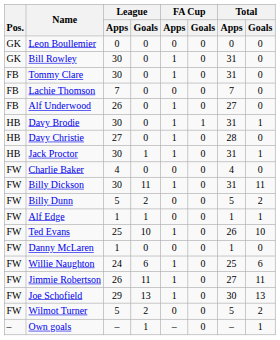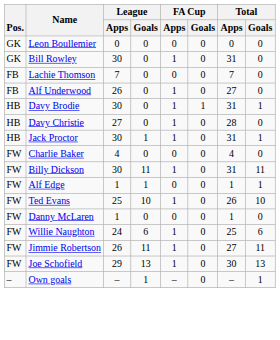- row: (56, 75)
- row: (51, 201)
- row: (58, 311)
